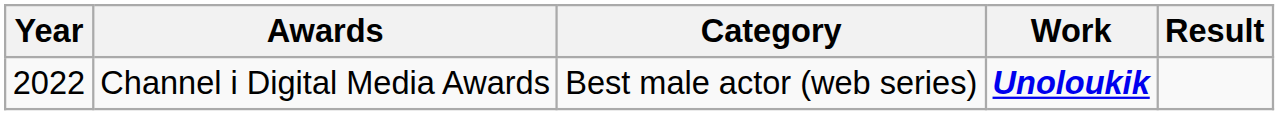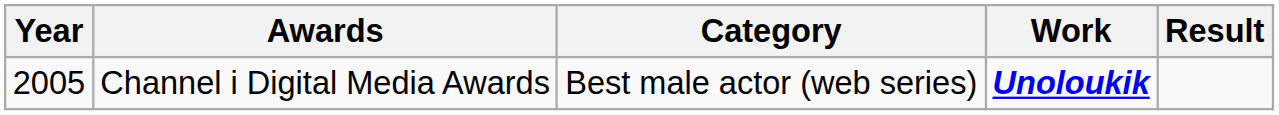(49, 83) 2022 -> (49, 83) 2005
